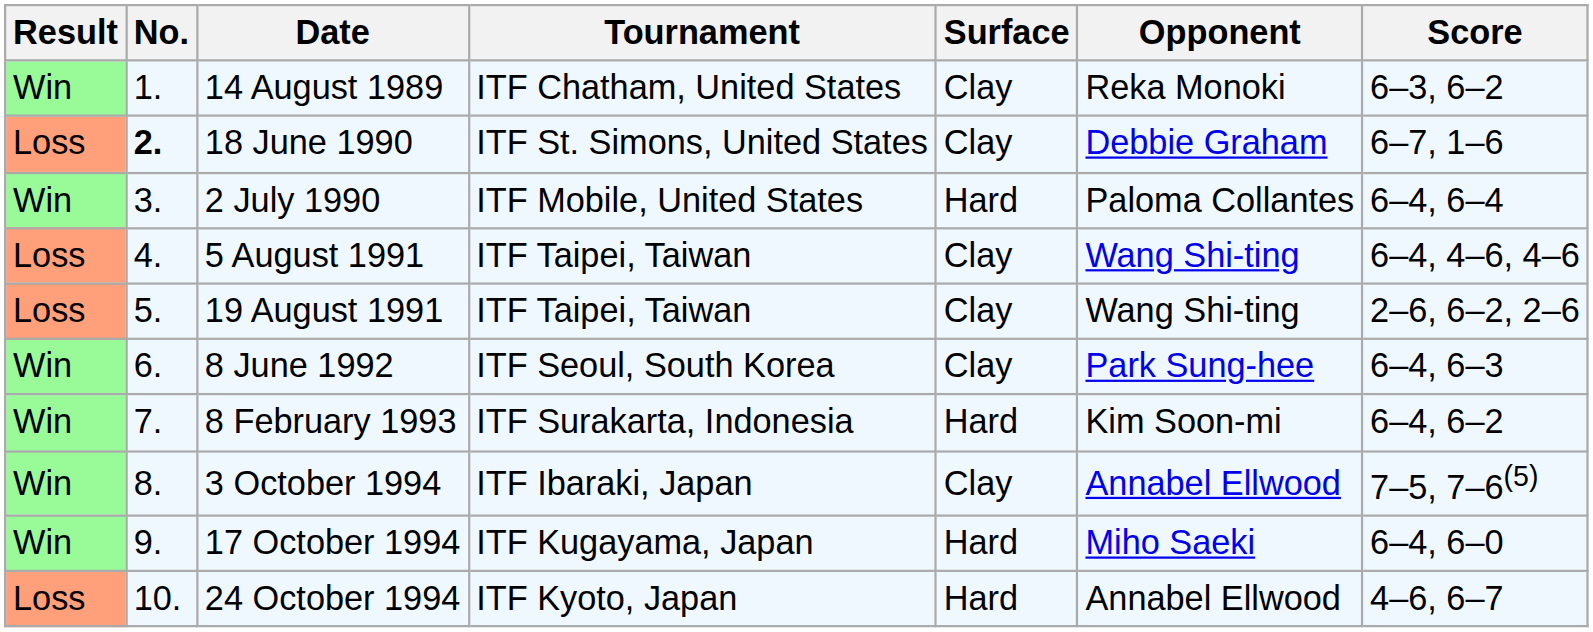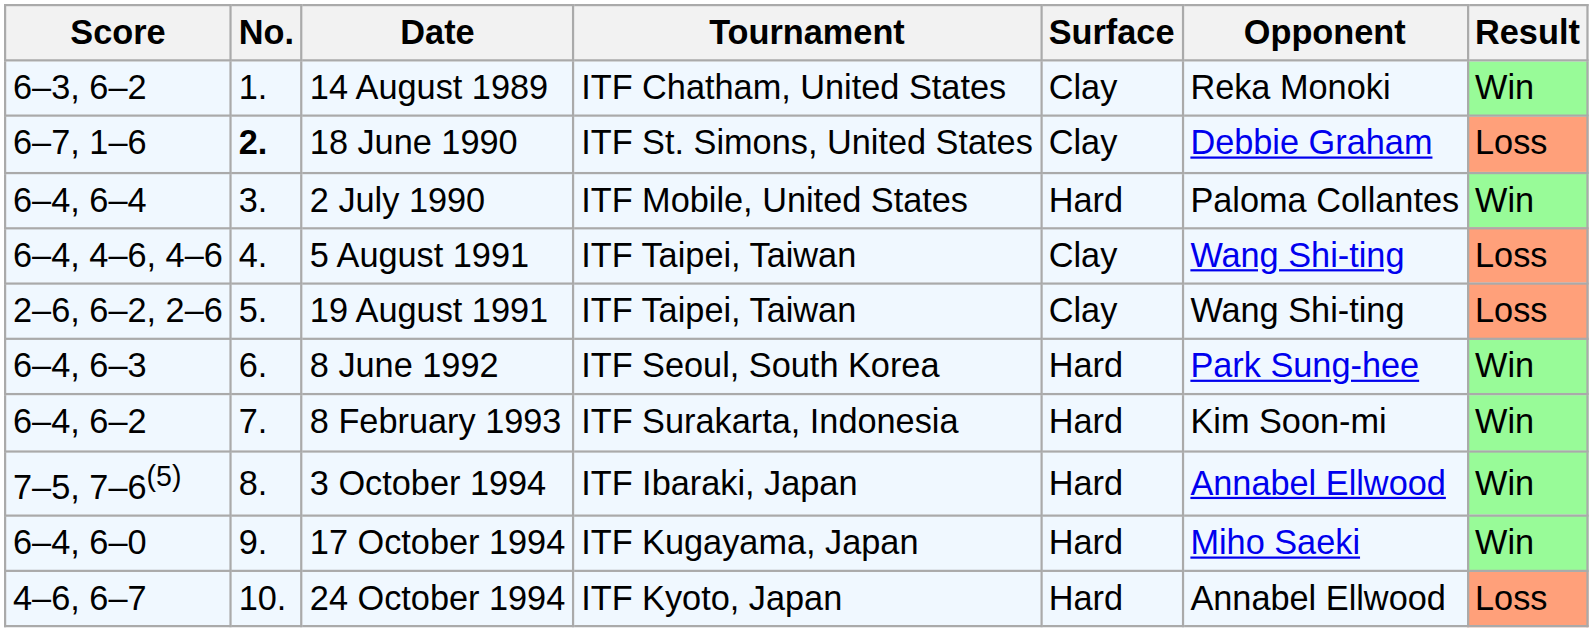columns swapped: (65, 31) <-> (1475, 31)
(978, 365) Clay -> (1086, 365) Hard
(978, 481) Clay -> (1086, 481) Hard
